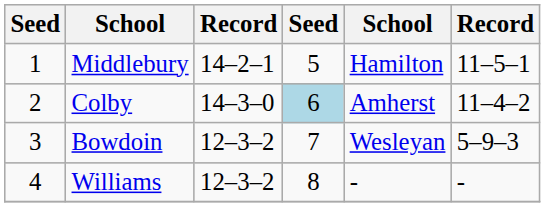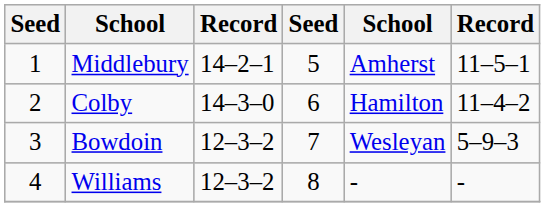(396, 63) Hamilton -> (392, 63) Amherst
(313, 102) lightblue background -> (313, 102) no background
(392, 102) Amherst -> (396, 102) Hamilton
